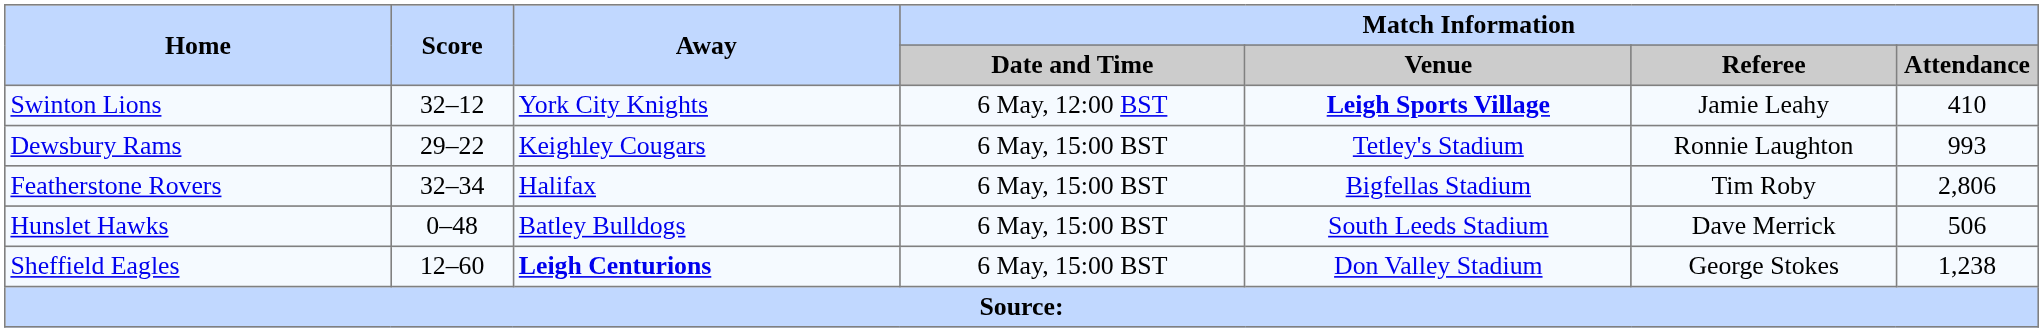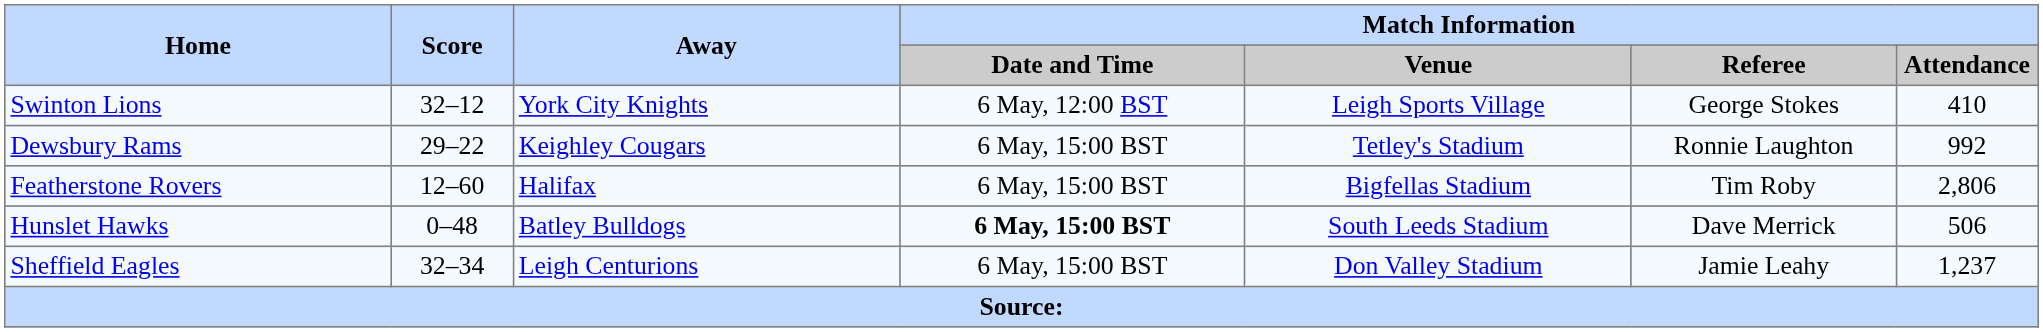(1438, 105) bold -> (1438, 105) normal
(1764, 105) Jamie Leahy -> (1764, 105) George Stokes
(1967, 145) 993 -> (1967, 145) 992
(452, 185) 32–34 -> (452, 185) 12–60
(1072, 225) normal -> (1072, 225) bold
(452, 266) 12–60 -> (452, 266) 32–34
(615, 266) bold -> (609, 266) normal
(1764, 266) George Stokes -> (1764, 266) Jamie Leahy
(1967, 266) 1,238 -> (1967, 266) 1,237
